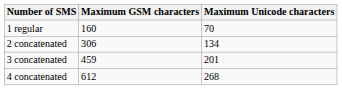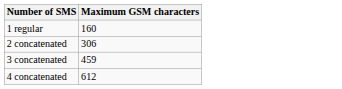- column: (269, 12)
